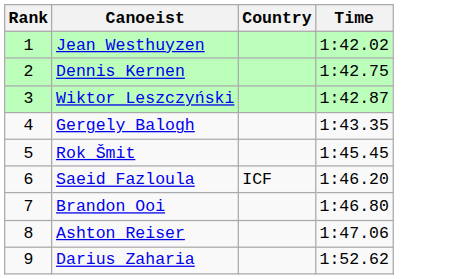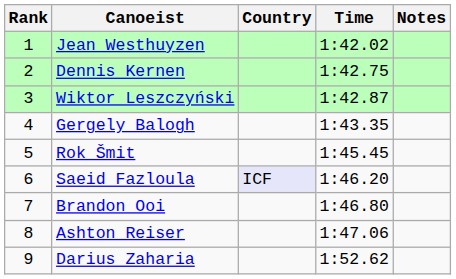+ column: (421, 18)
(257, 180) no background -> (257, 180) lavender background
